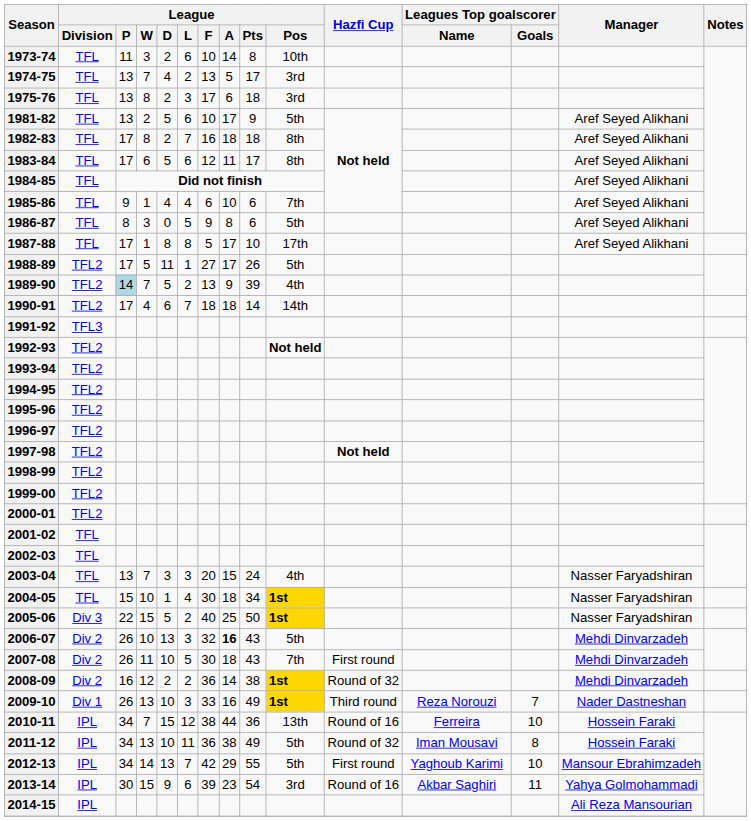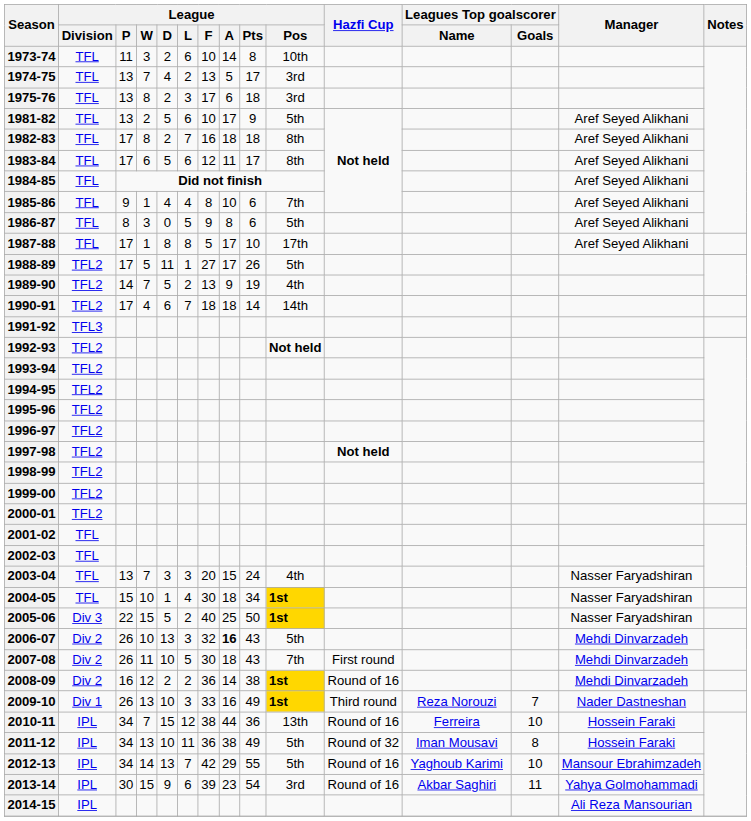(209, 202) 6 -> (209, 202) 8
(126, 285) lightblue background -> (126, 285) no background
(253, 285) 39 -> (253, 285) 19
(363, 680) Round of 32 -> (363, 680) Round of 16
(363, 763) First round -> (363, 763) Round of 16
